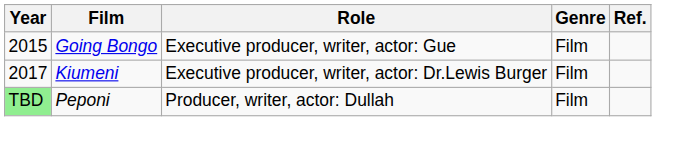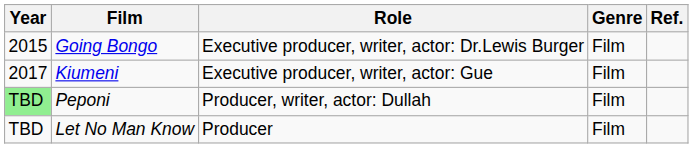(311, 45) Executive producer, writer, actor: Gue -> (393, 45) Executive producer, writer, actor: Dr.Lewis Burger
(356, 73) Executive producer, writer, actor: Dr.Lewis Burger -> (347, 73) Executive producer, writer, actor: Gue
+ row: (125, 128)
